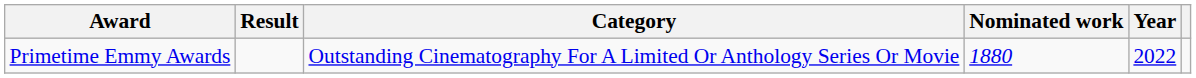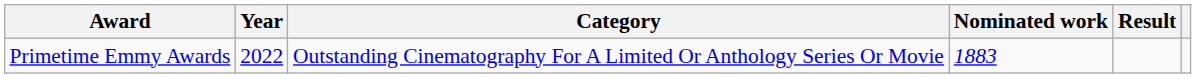columns swapped: (1155, 21) <-> (269, 21)
(991, 55) 1880 -> (975, 55) 1883
